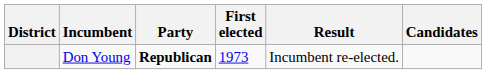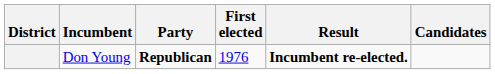(234, 56) 1973 -> (234, 56) 1976
(334, 56) normal -> (339, 56) bold
